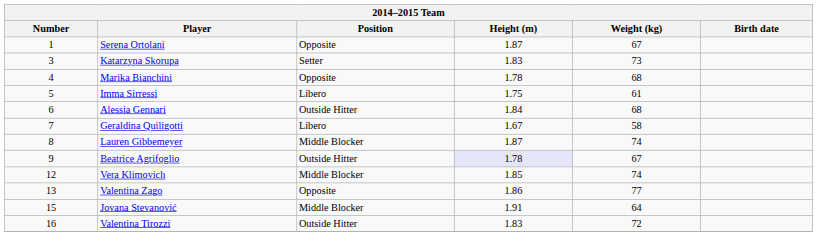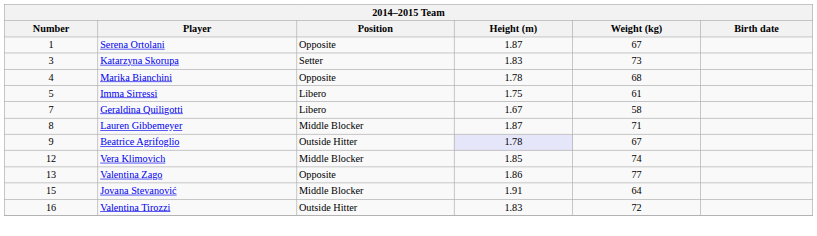- row: (133, 110)
(637, 142) 74 -> (637, 126) 71
